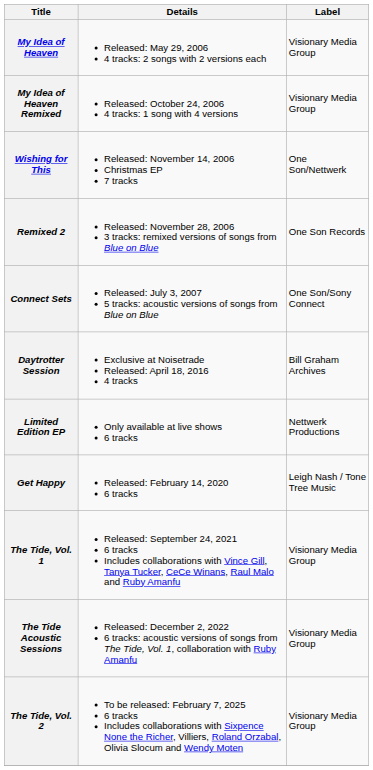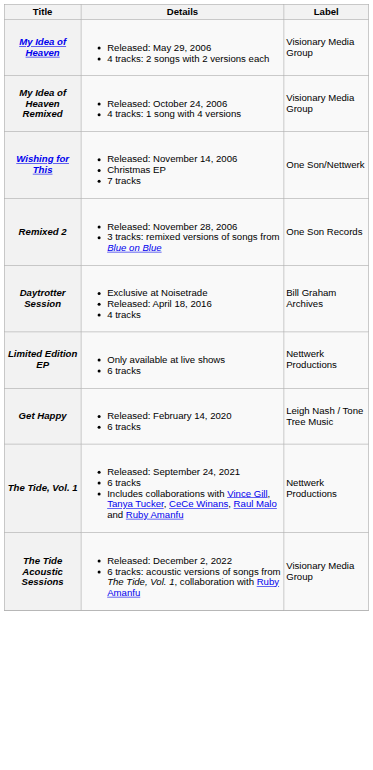- row: (41, 298)
(323, 555) Visionary Media Group -> (312, 488) Nettwerk Productions
- row: (41, 721)
